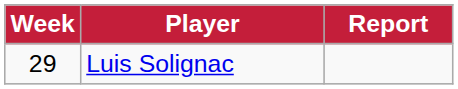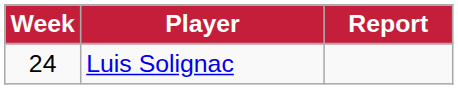(43, 63) 29 -> (43, 63) 24
